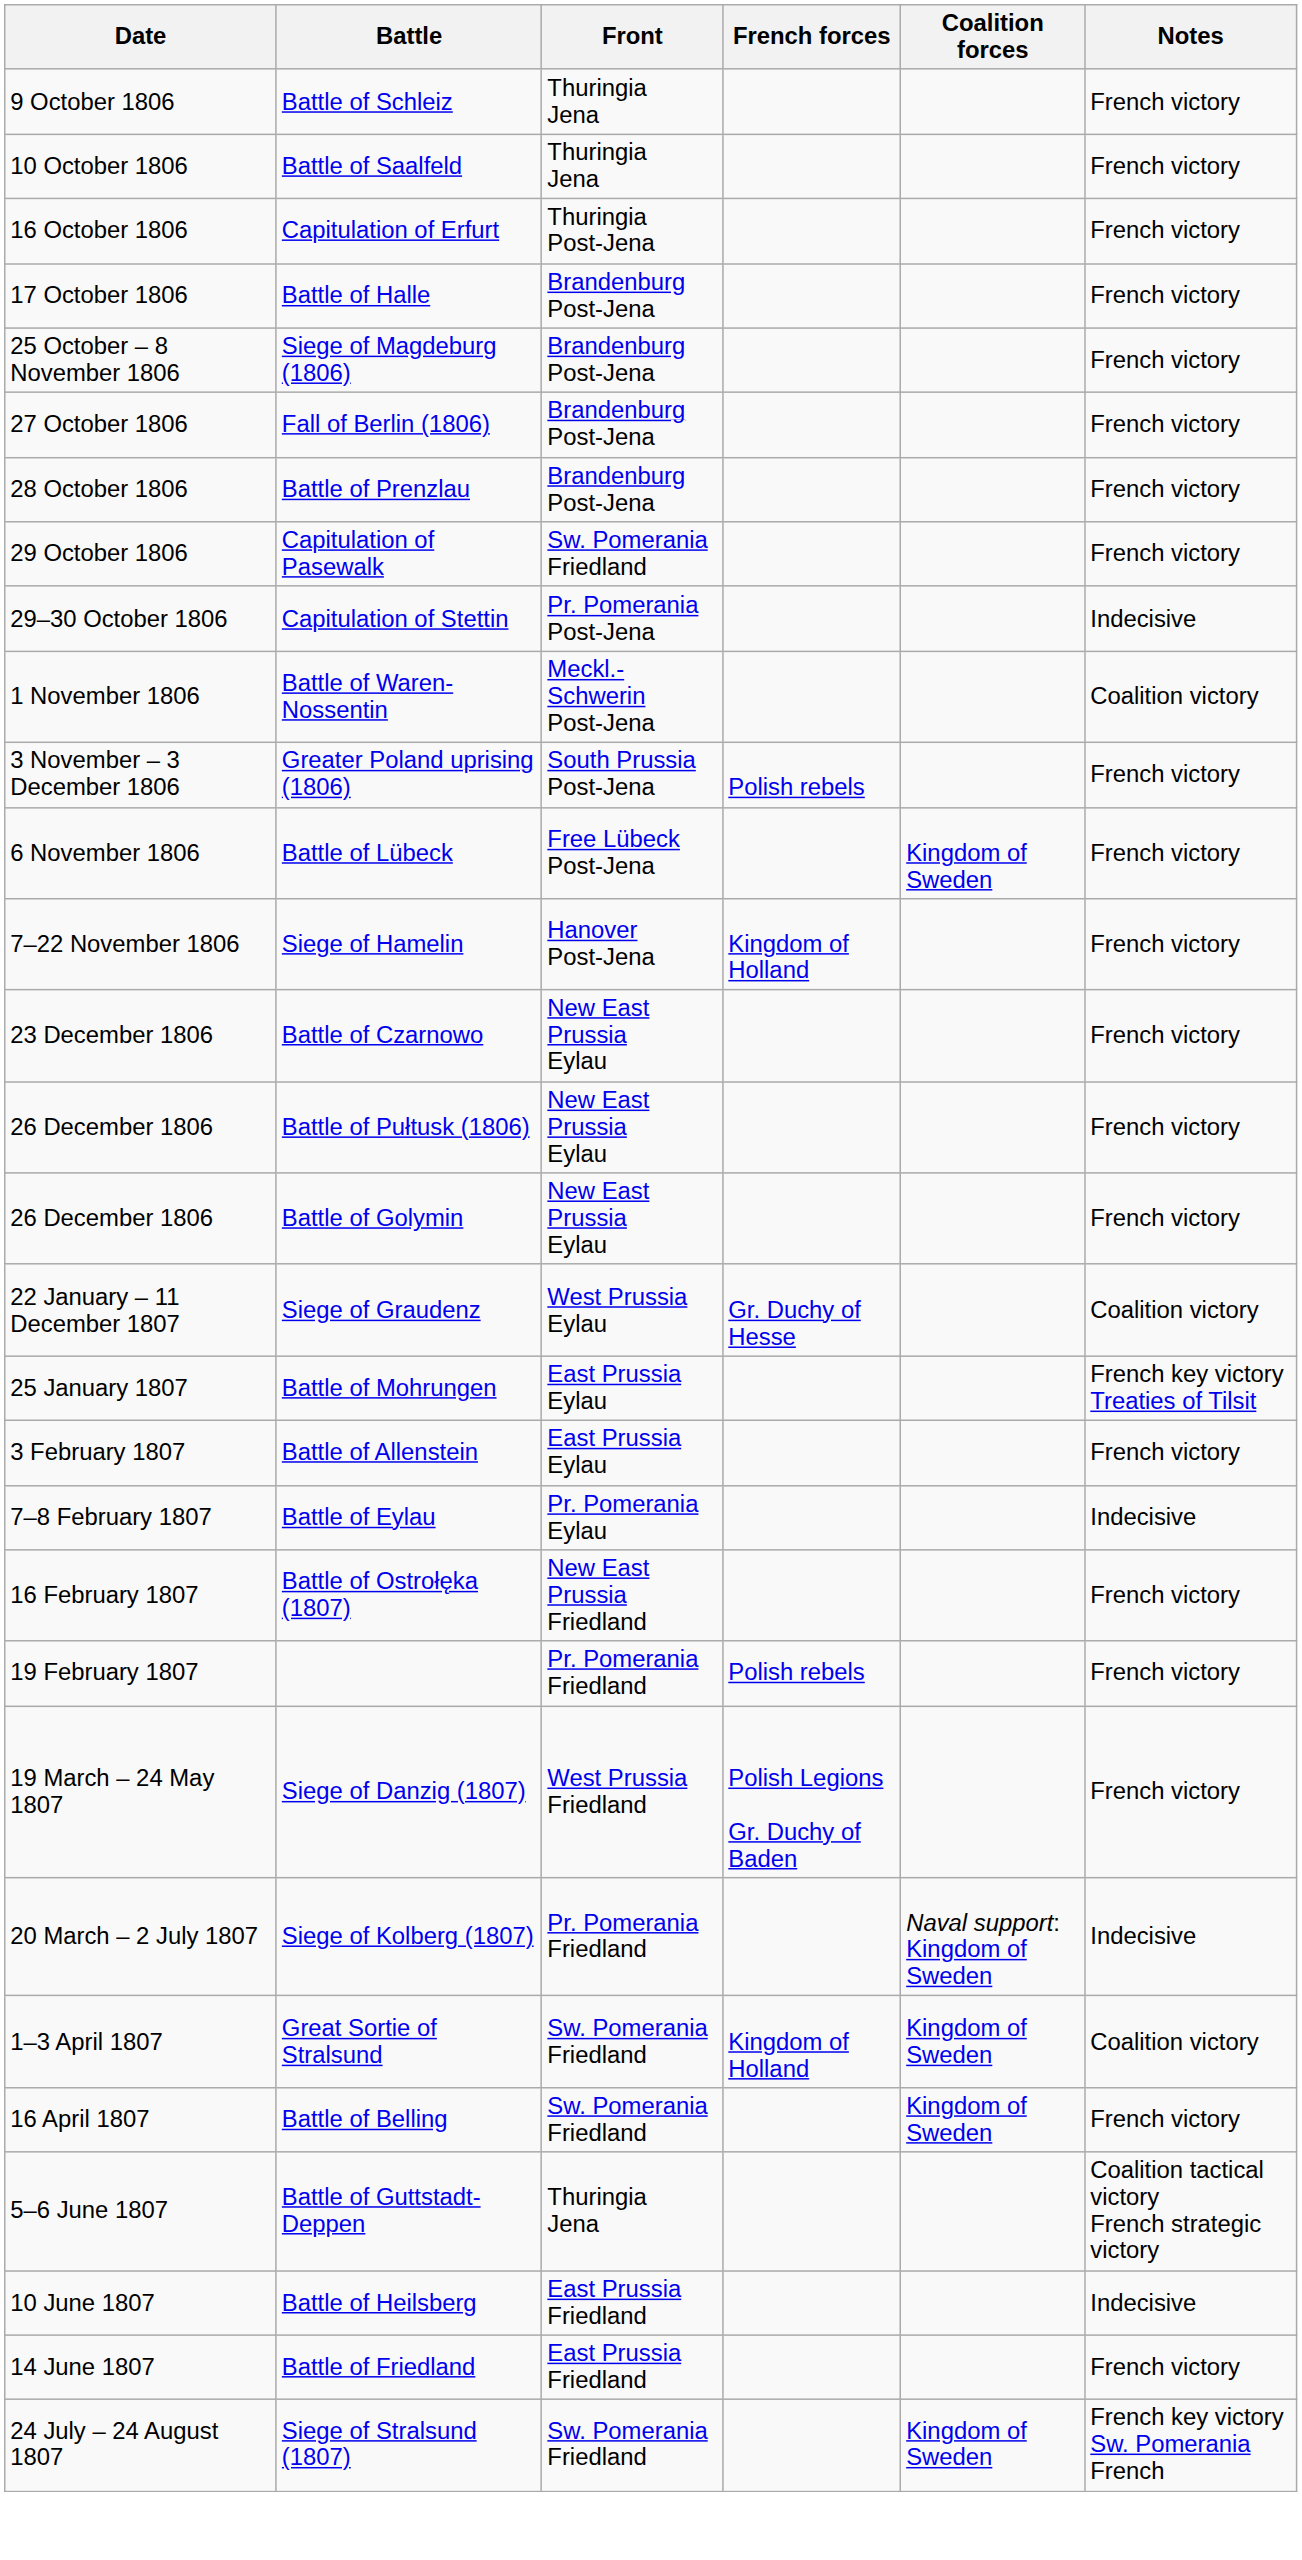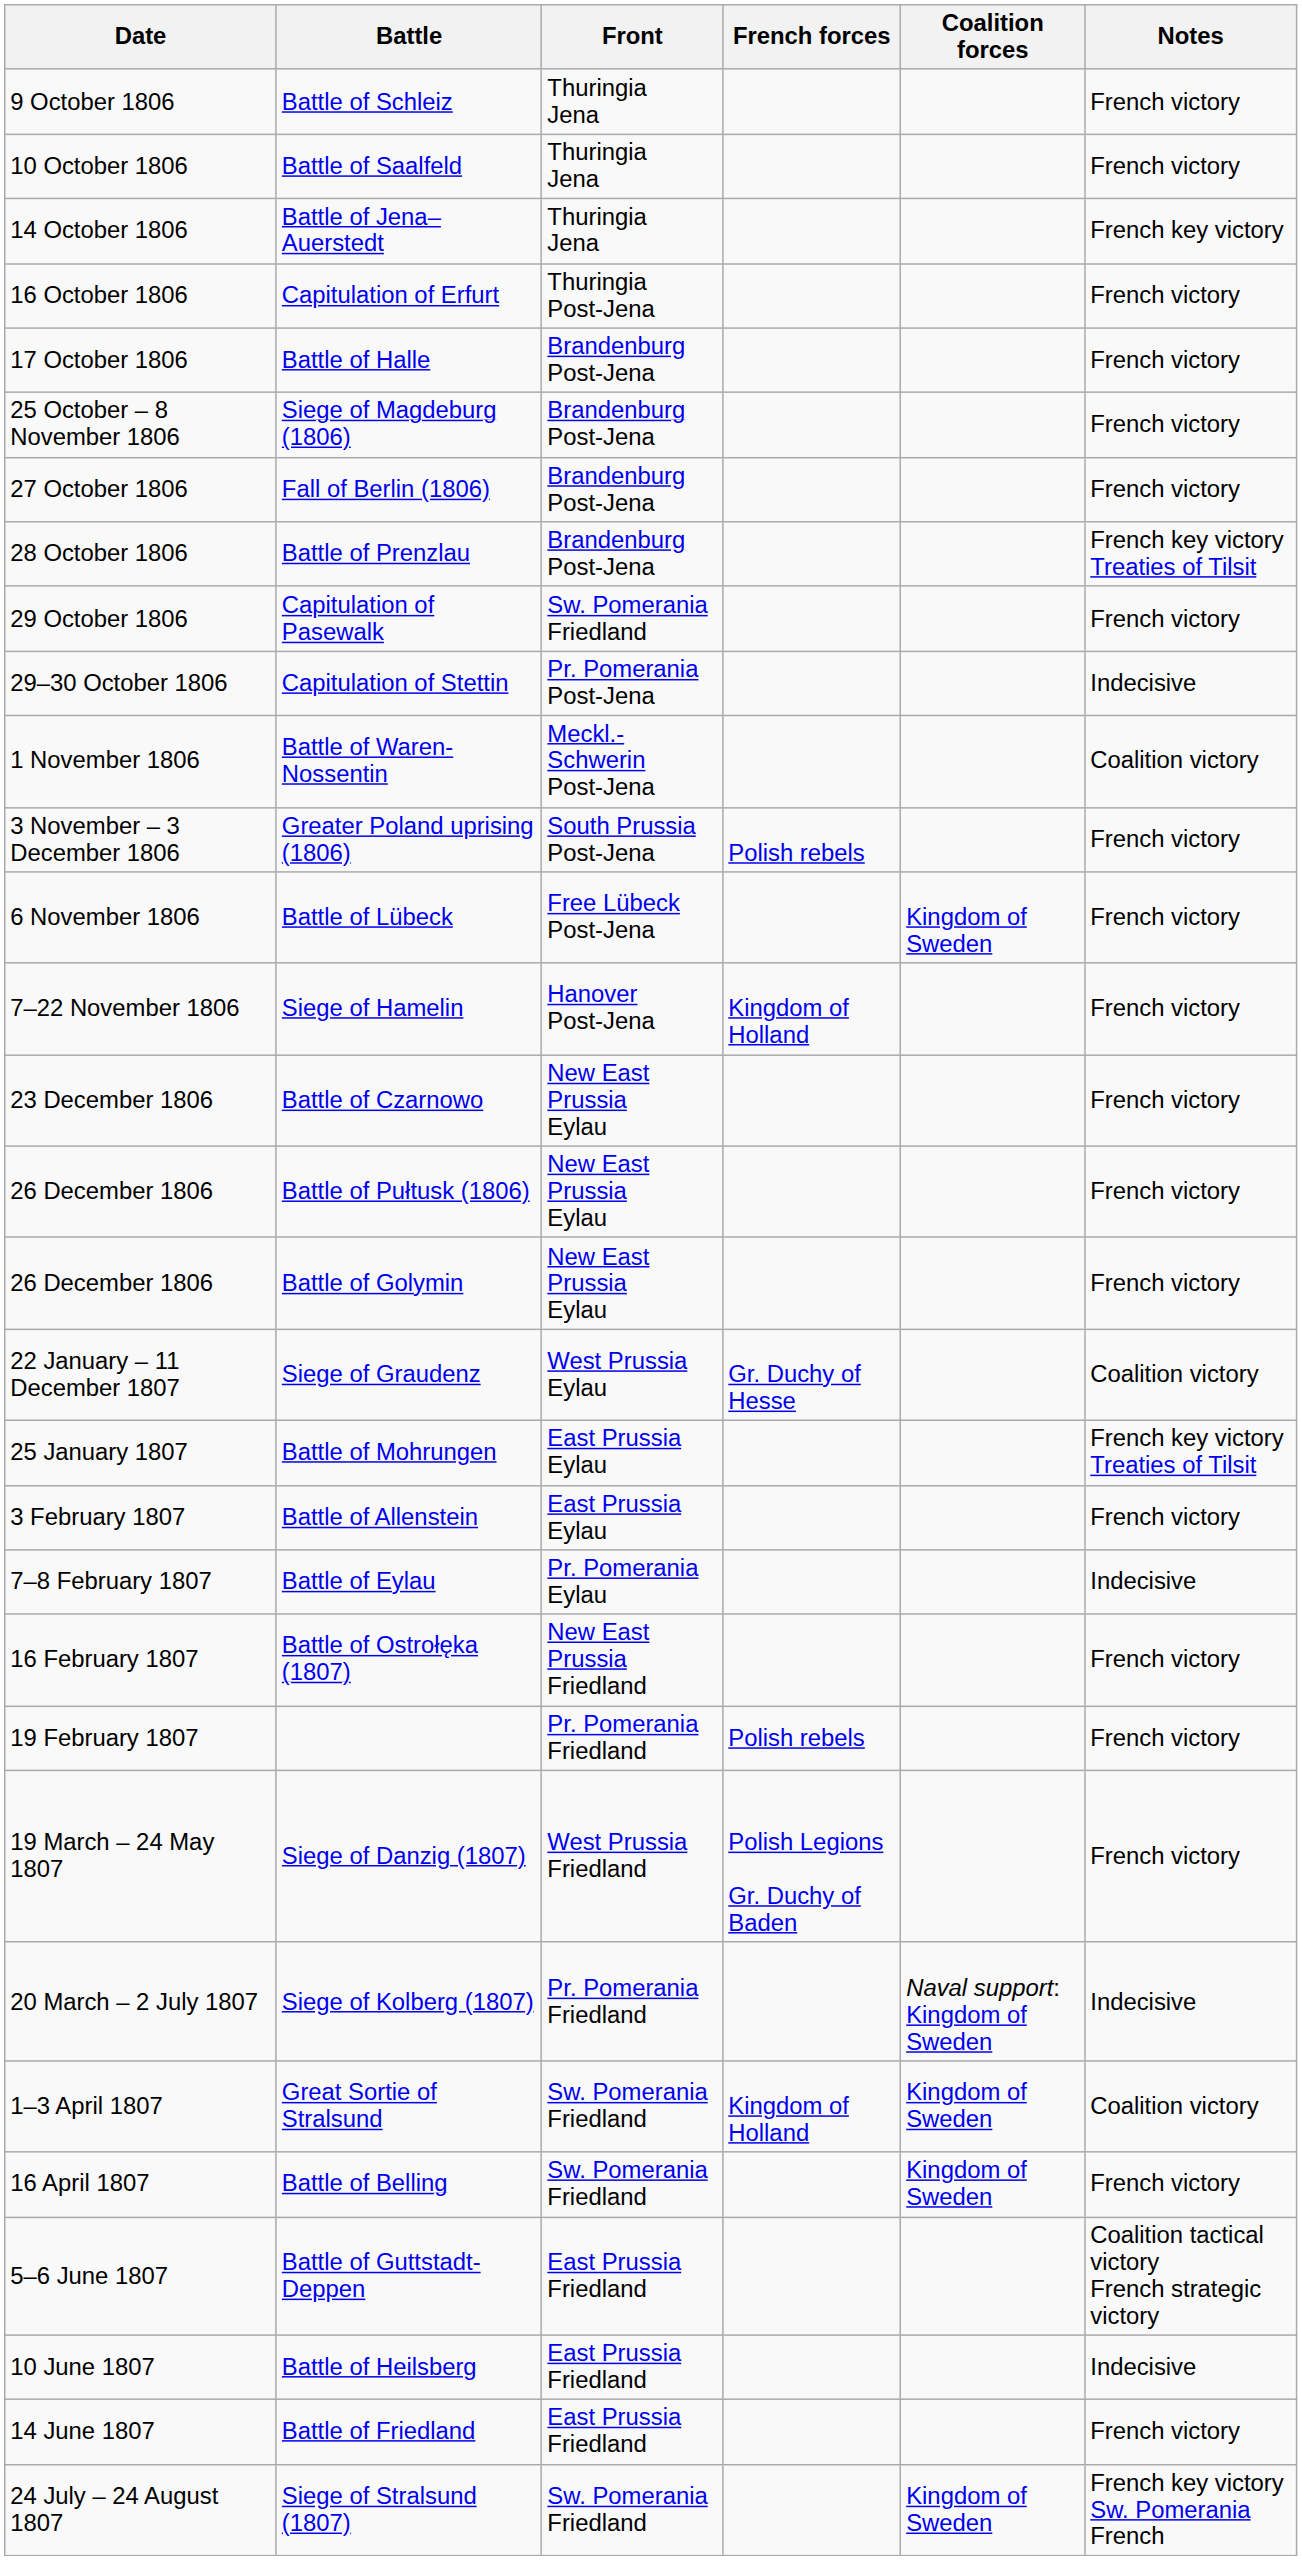+ row: (361, 230)
(1165, 489) French victory -> (1187, 553) French key victory Treaties of Tilsit
(597, 2210) Thuringia Jena -> (614, 2275) East Prussia Friedland
